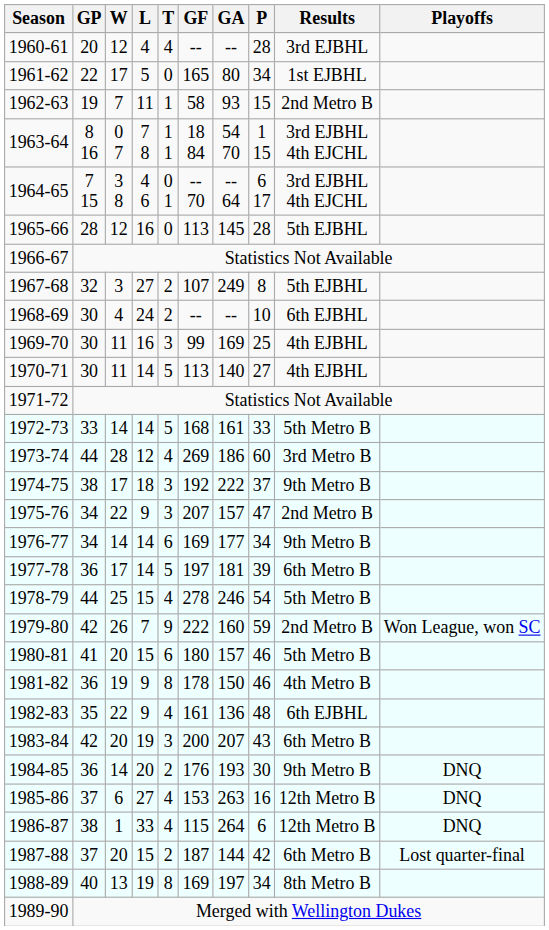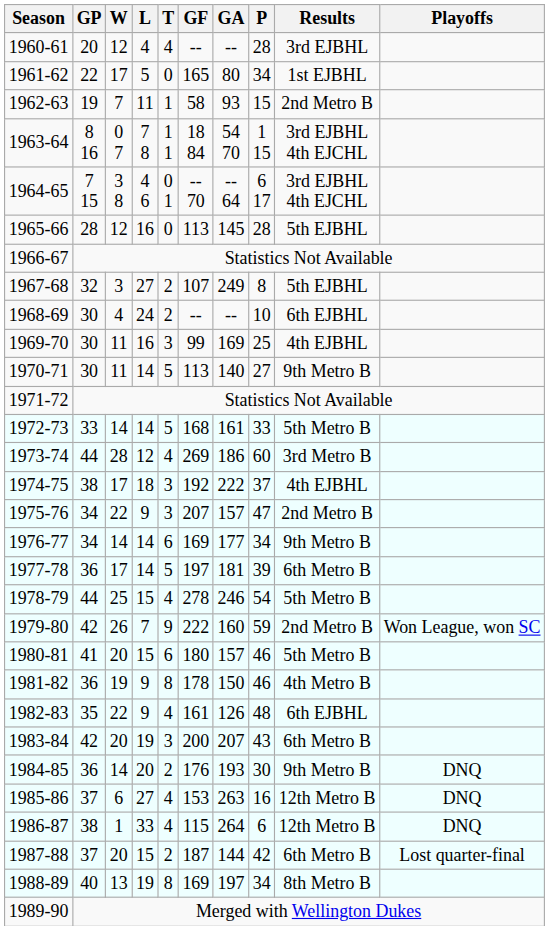(327, 371) 4th EJBHL -> (327, 371) 9th Metro B
(327, 485) 9th Metro B -> (327, 485) 4th EJBHL
(231, 712) 136 -> (231, 712) 126
